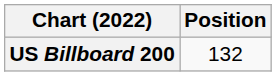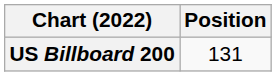(225, 53) 132 -> (225, 53) 131
